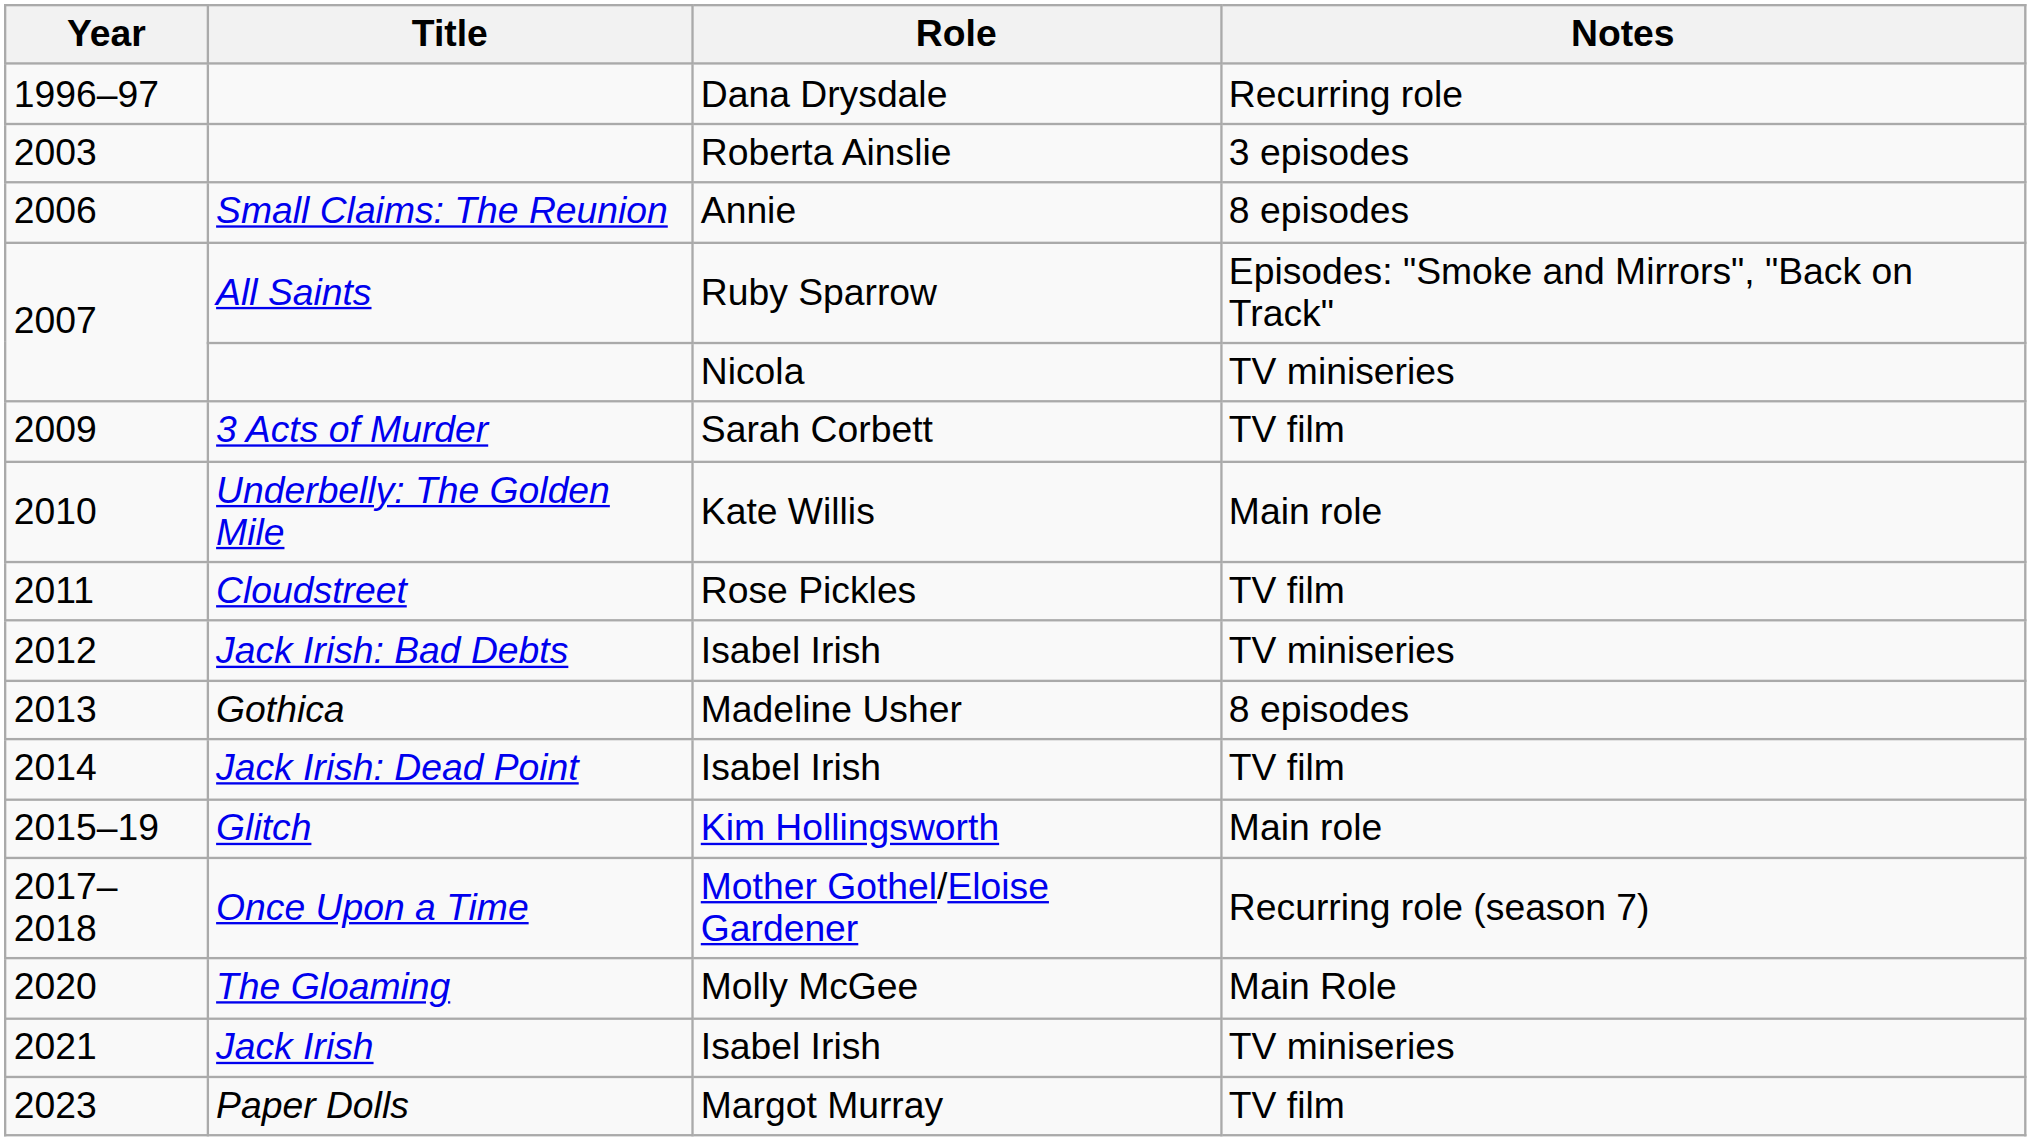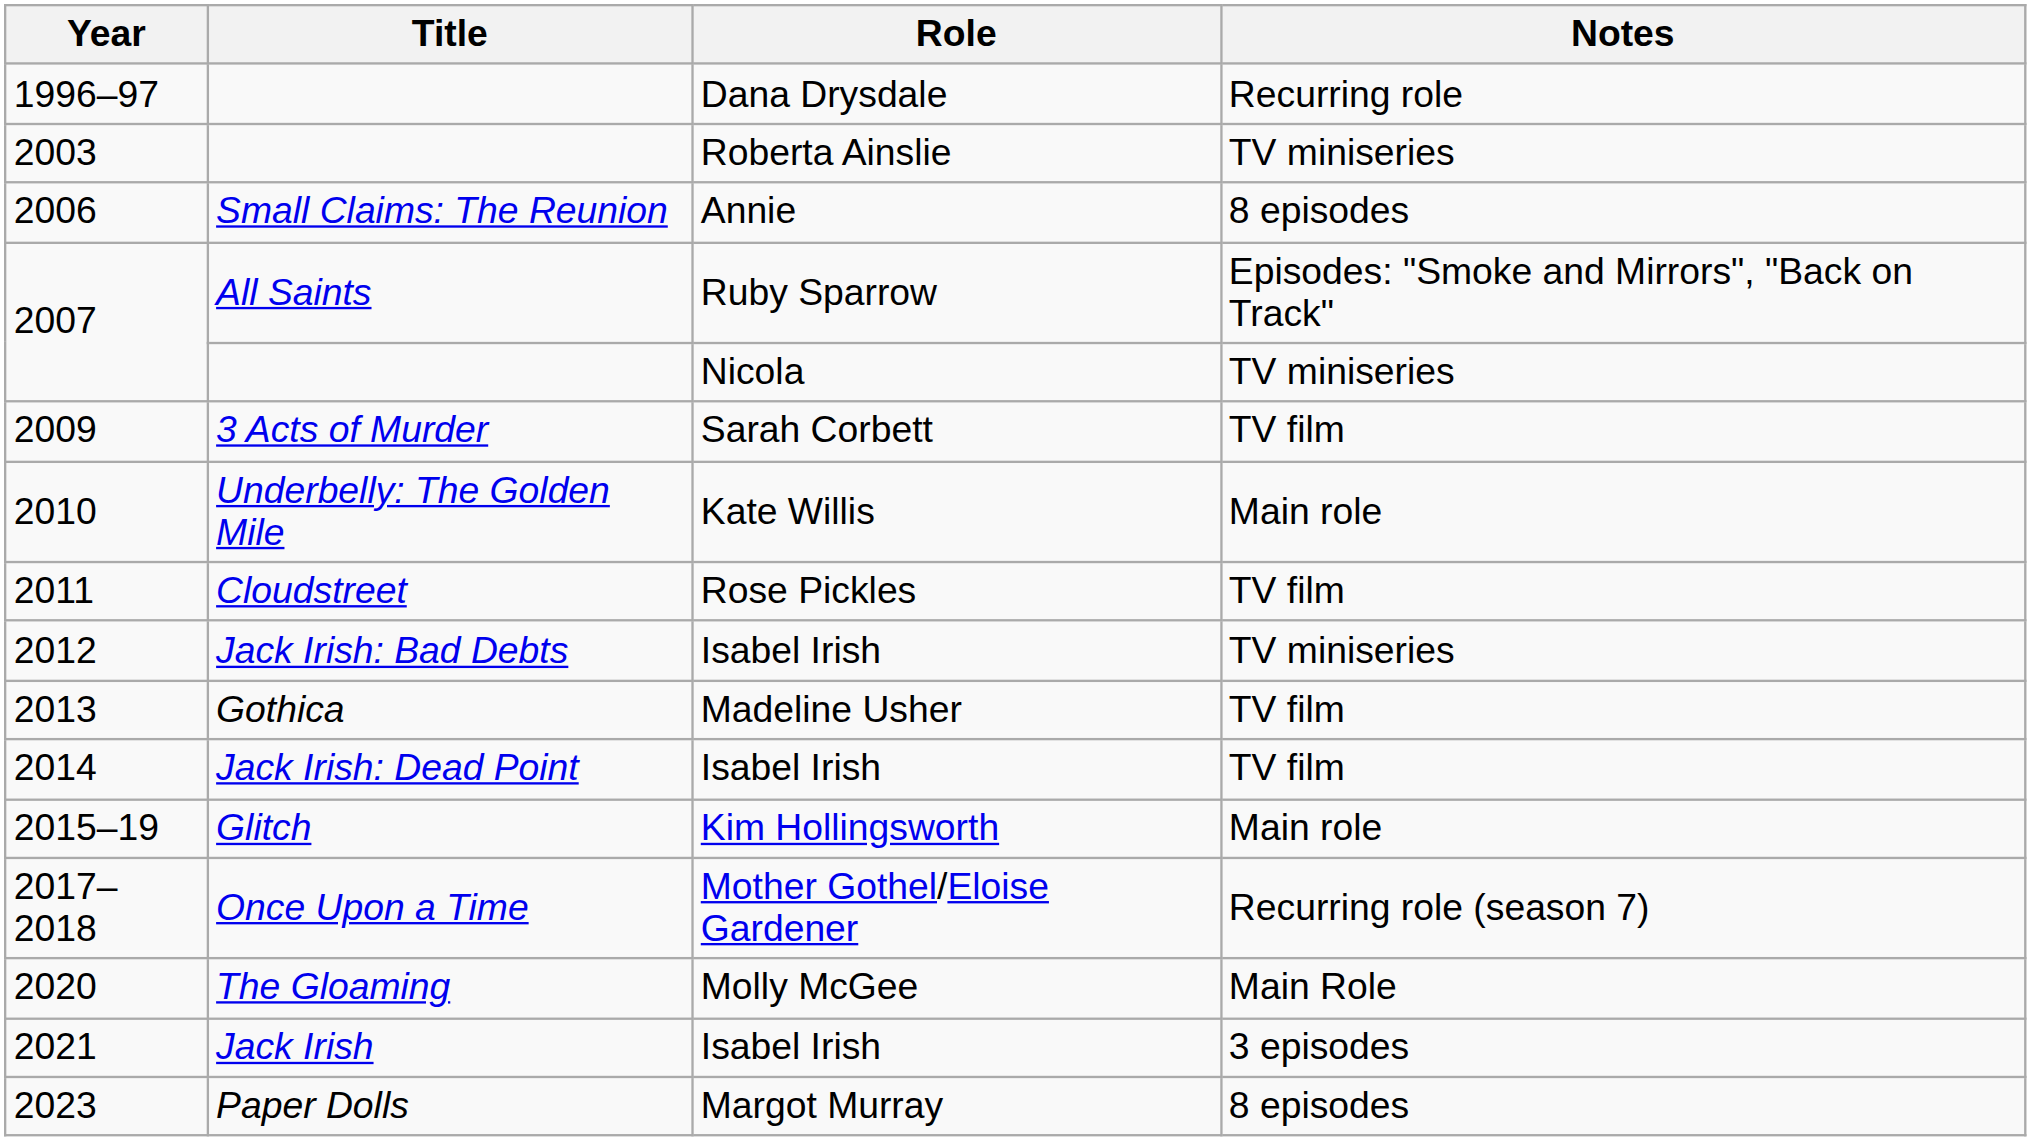(1319, 152) 3 episodes -> (1342, 152) TV miniseries
(1319, 709) 8 episodes -> (1287, 709) TV film
(1342, 1046) TV miniseries -> (1319, 1046) 3 episodes
(1287, 1105) TV film -> (1319, 1105) 8 episodes
